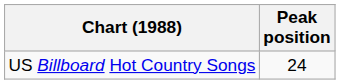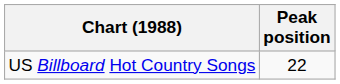(297, 65) 24 -> (297, 65) 22
